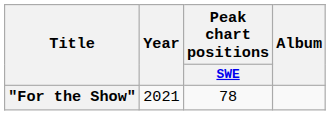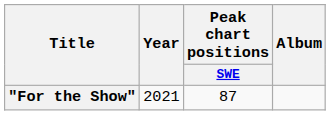(228, 97) 78 -> (228, 97) 87
